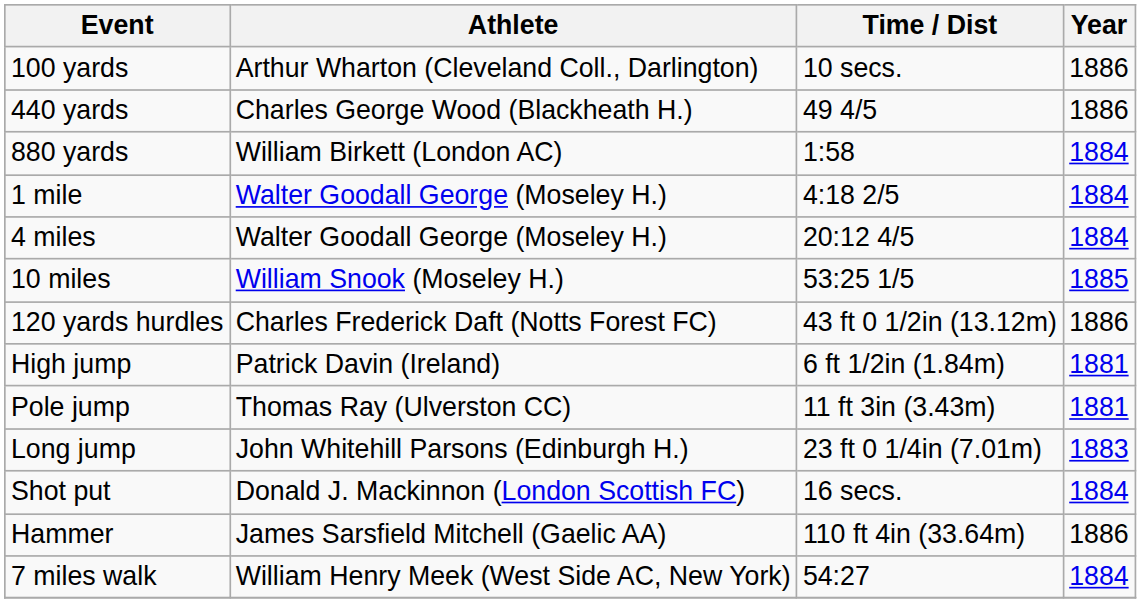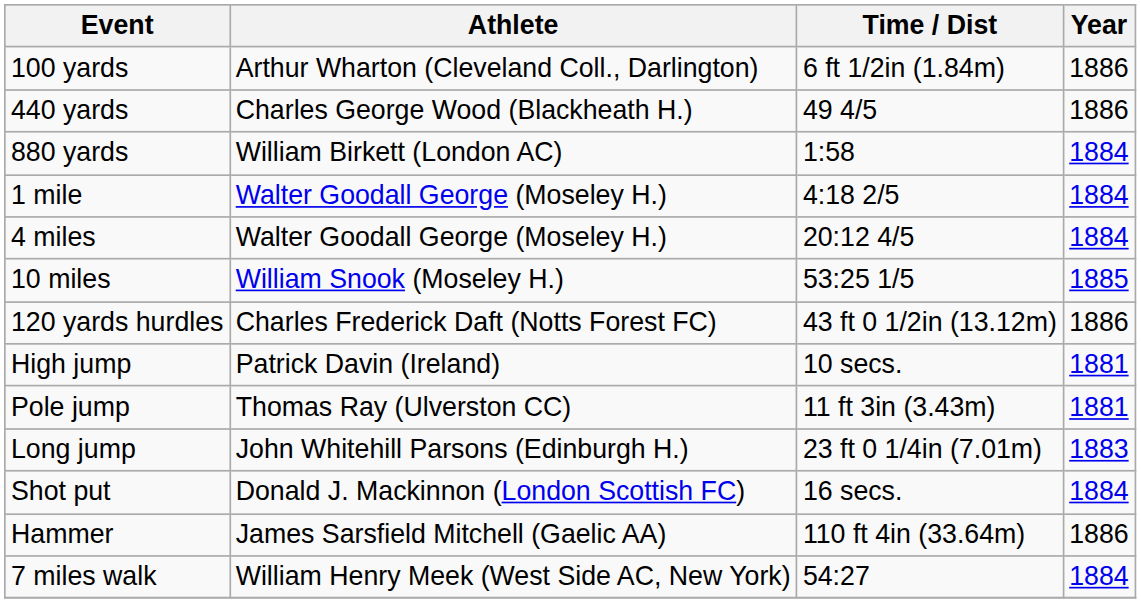(853, 68) 10 secs. -> (904, 68) 6 ft 1/2in (1.84m)
(904, 364) 6 ft 1/2in (1.84m) -> (853, 364) 10 secs.
